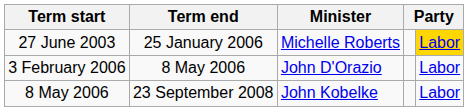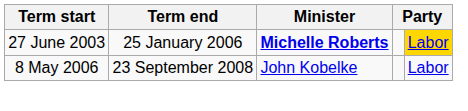(340, 42) normal -> (324, 42) bold
- row: (67, 67)
